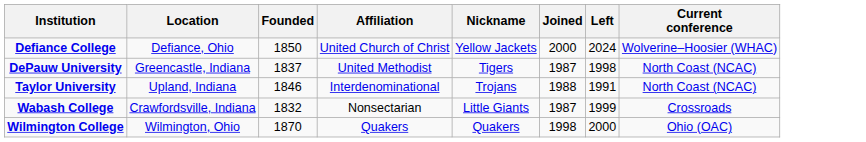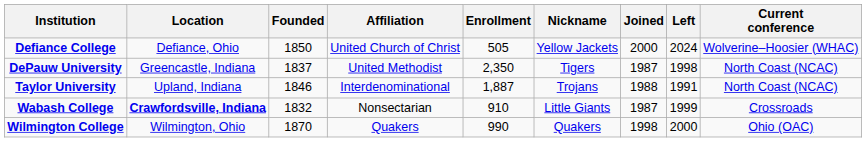+ column: (498, 21)
(193, 107) normal -> (198, 107) bold
